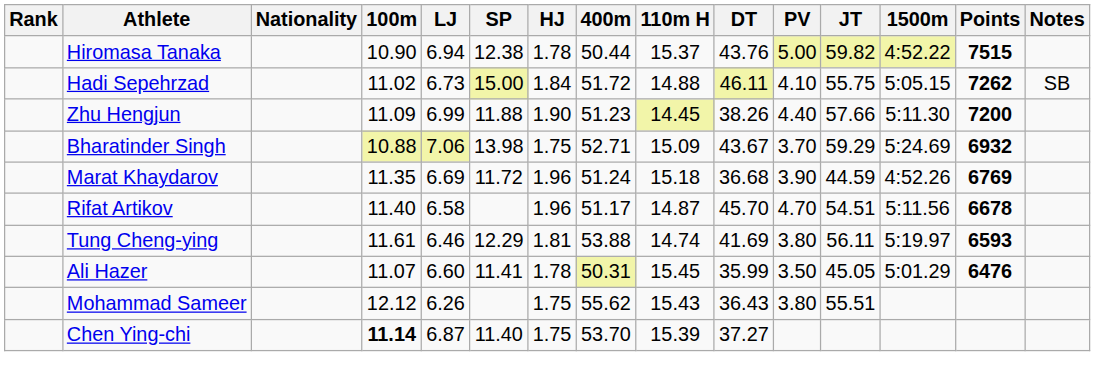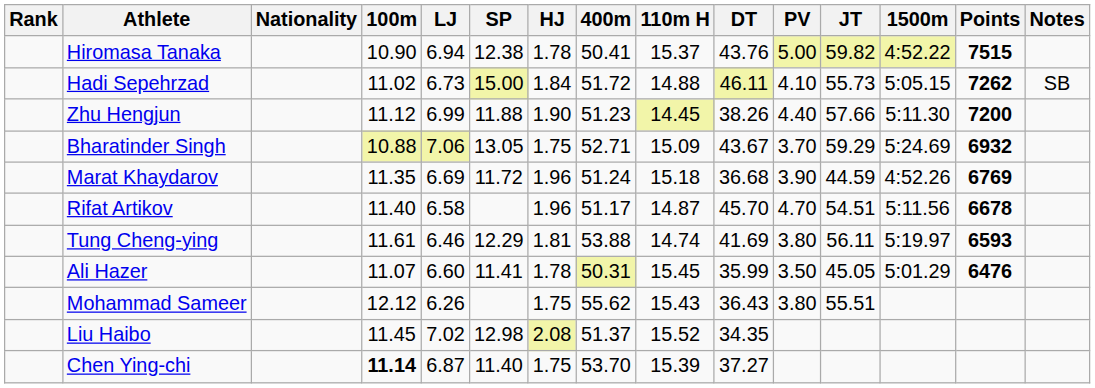(606, 51) 50.44 -> (606, 51) 50.41
(850, 83) 55.75 -> (850, 83) 55.73
(392, 114) 11.09 -> (392, 114) 11.12
(499, 146) 13.98 -> (499, 146) 13.05
+ row: (109, 334)
